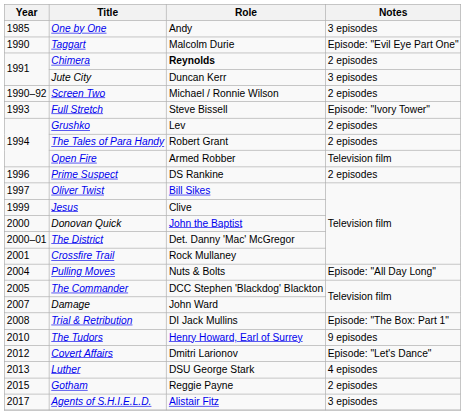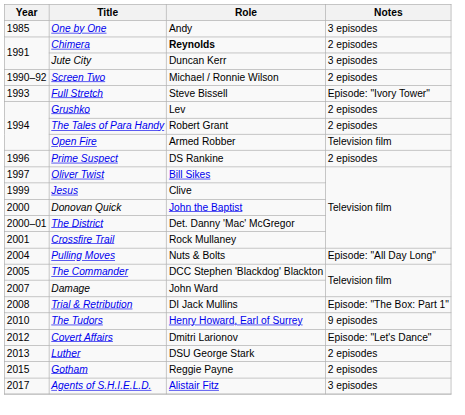- row: (68, 45)
(353, 369) 4 episodes -> (353, 353) 2 episodes
